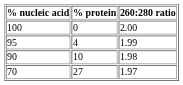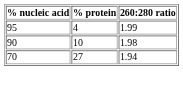- row: (15, 27)
(129, 72) 1.97 -> (129, 57) 1.94
